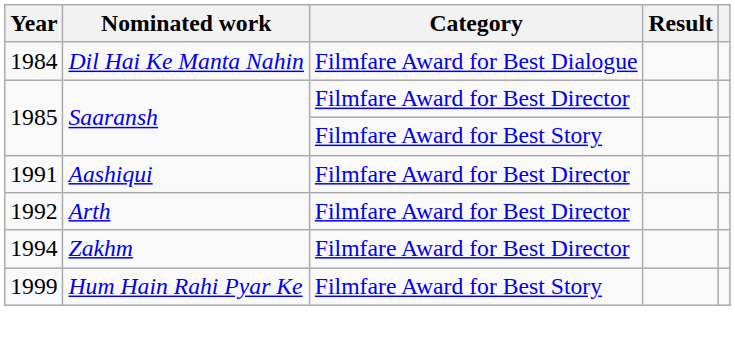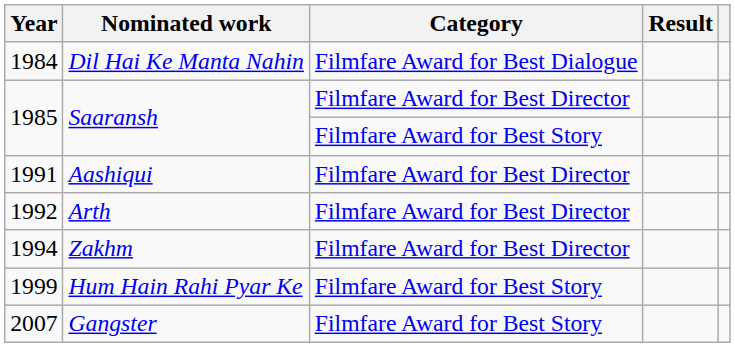+ row: (34, 323)
